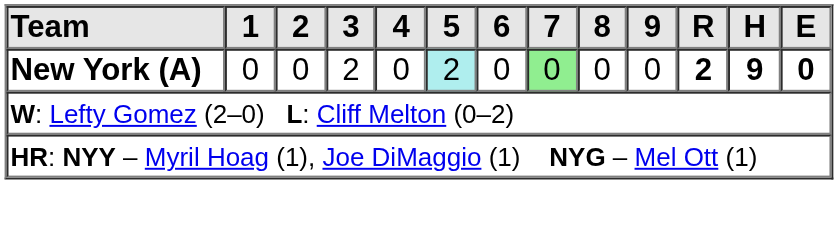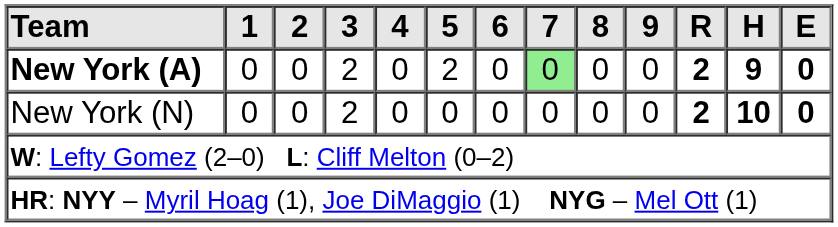(451, 69) paleturquoise background -> (450, 69) no background
+ row: (102, 112)
